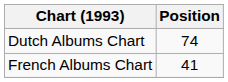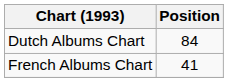(190, 41) 74 -> (190, 41) 84
